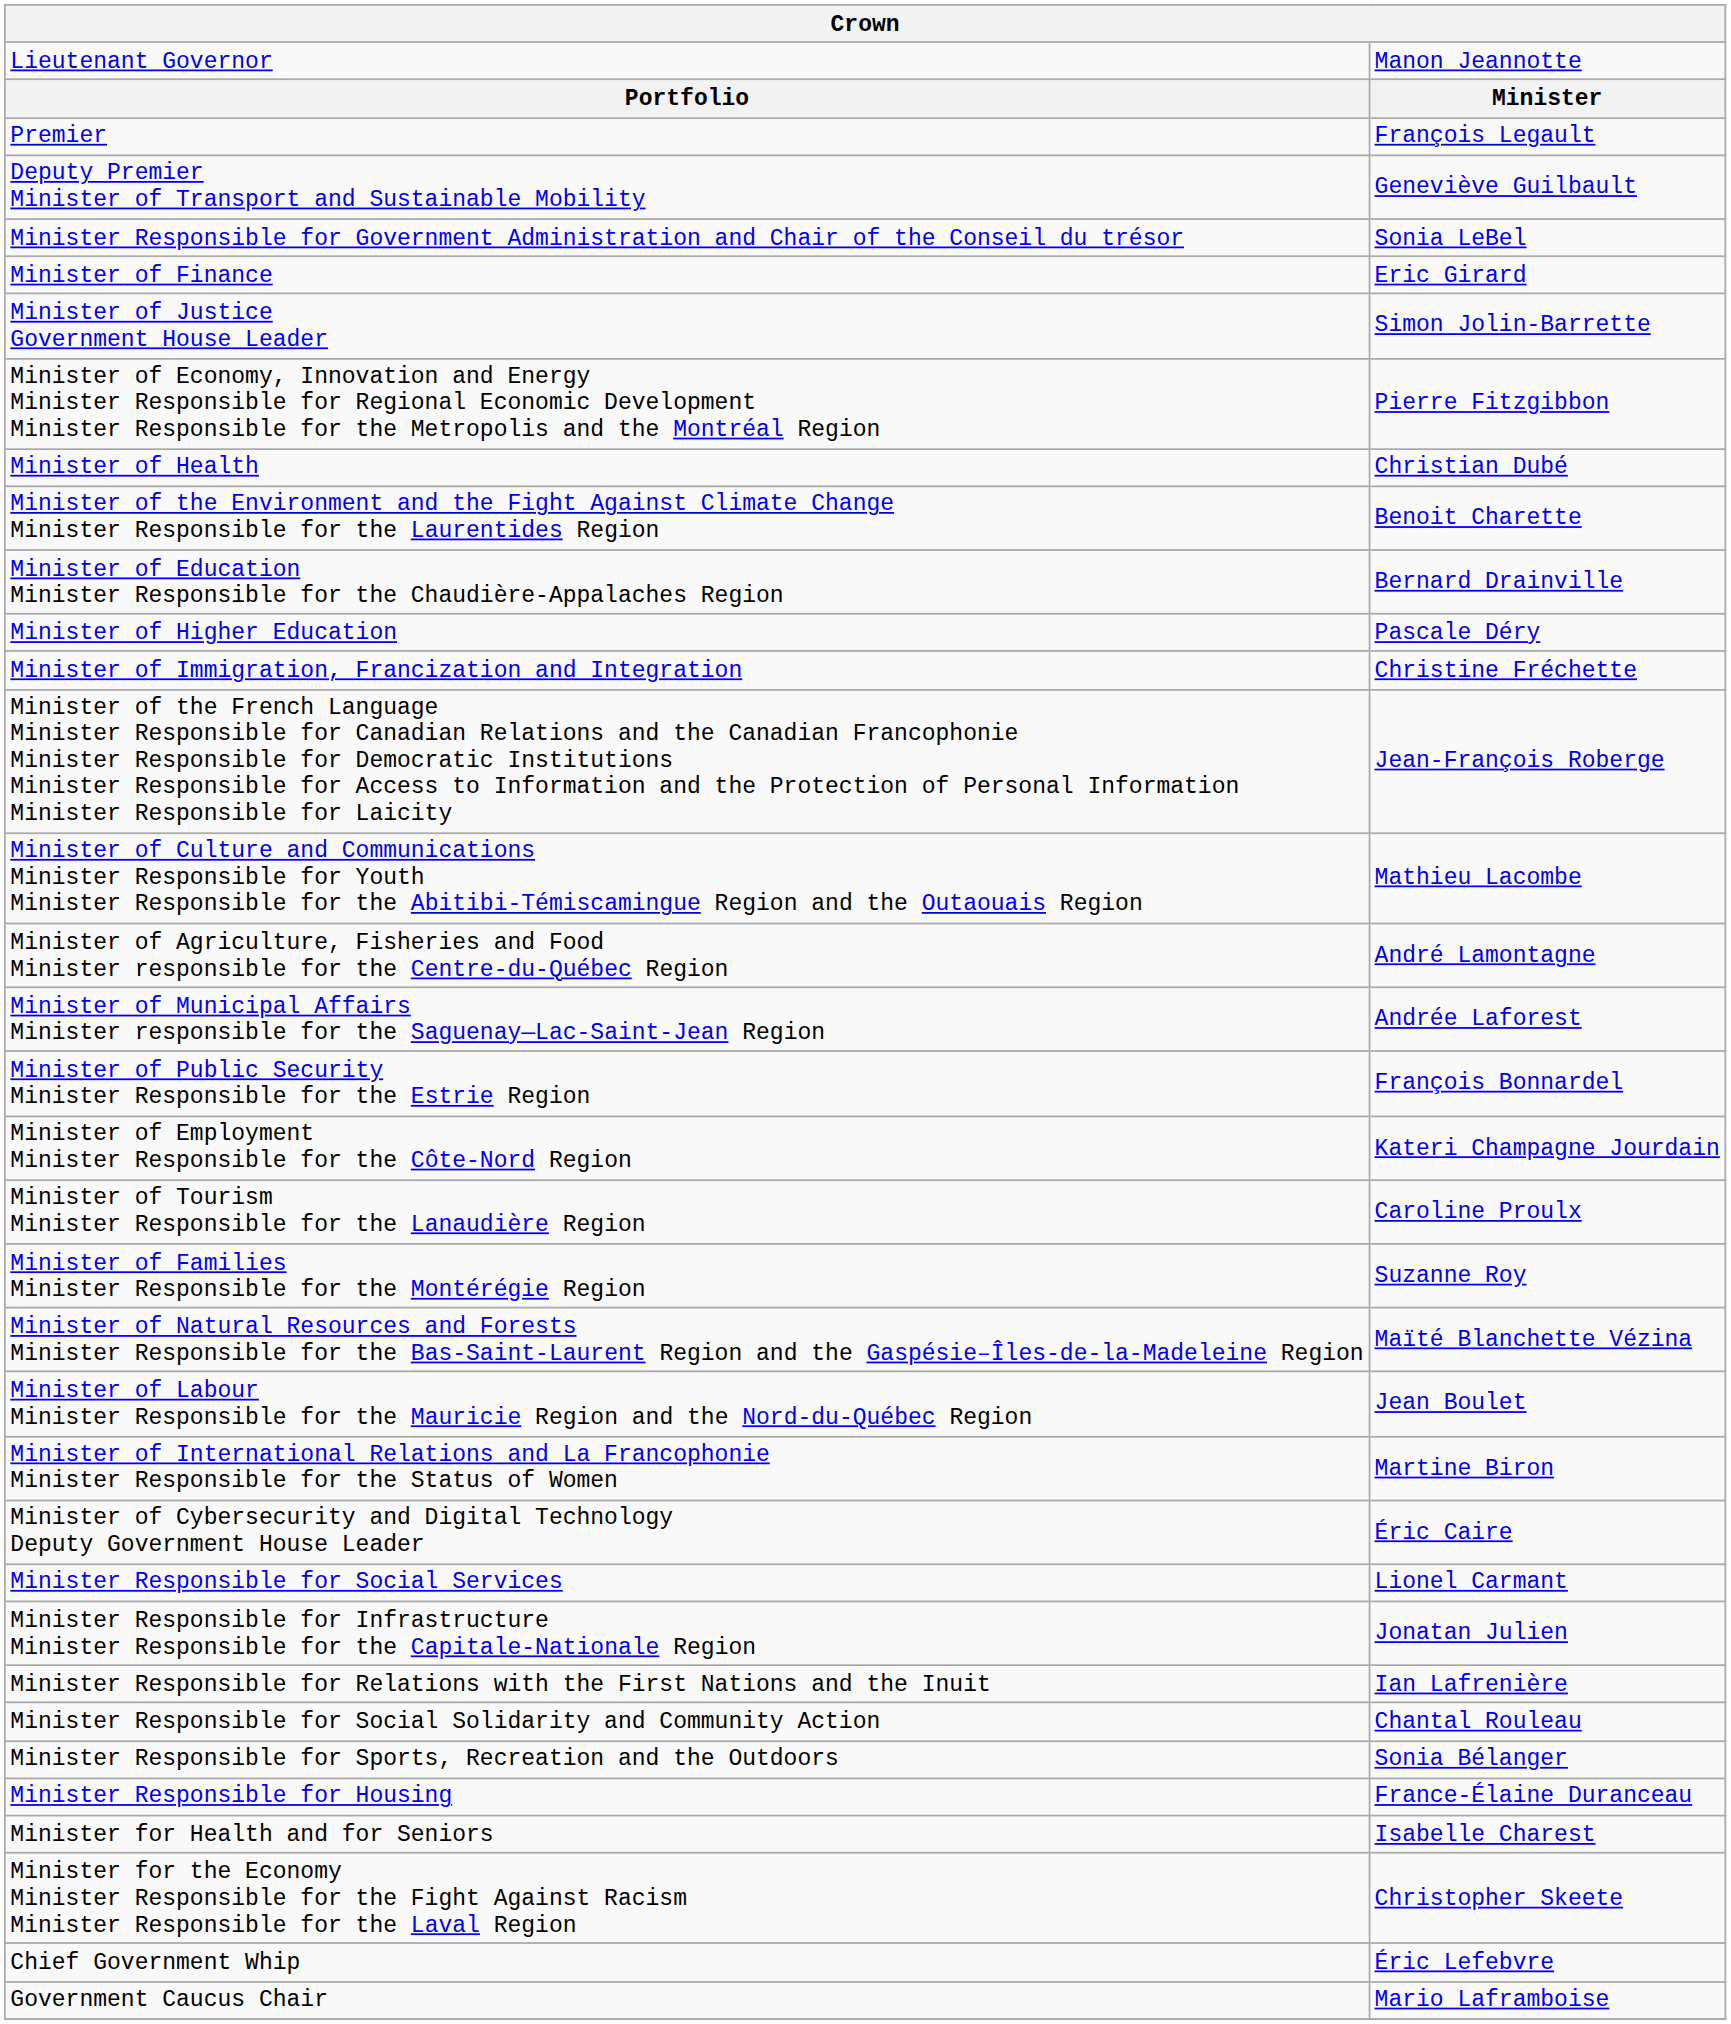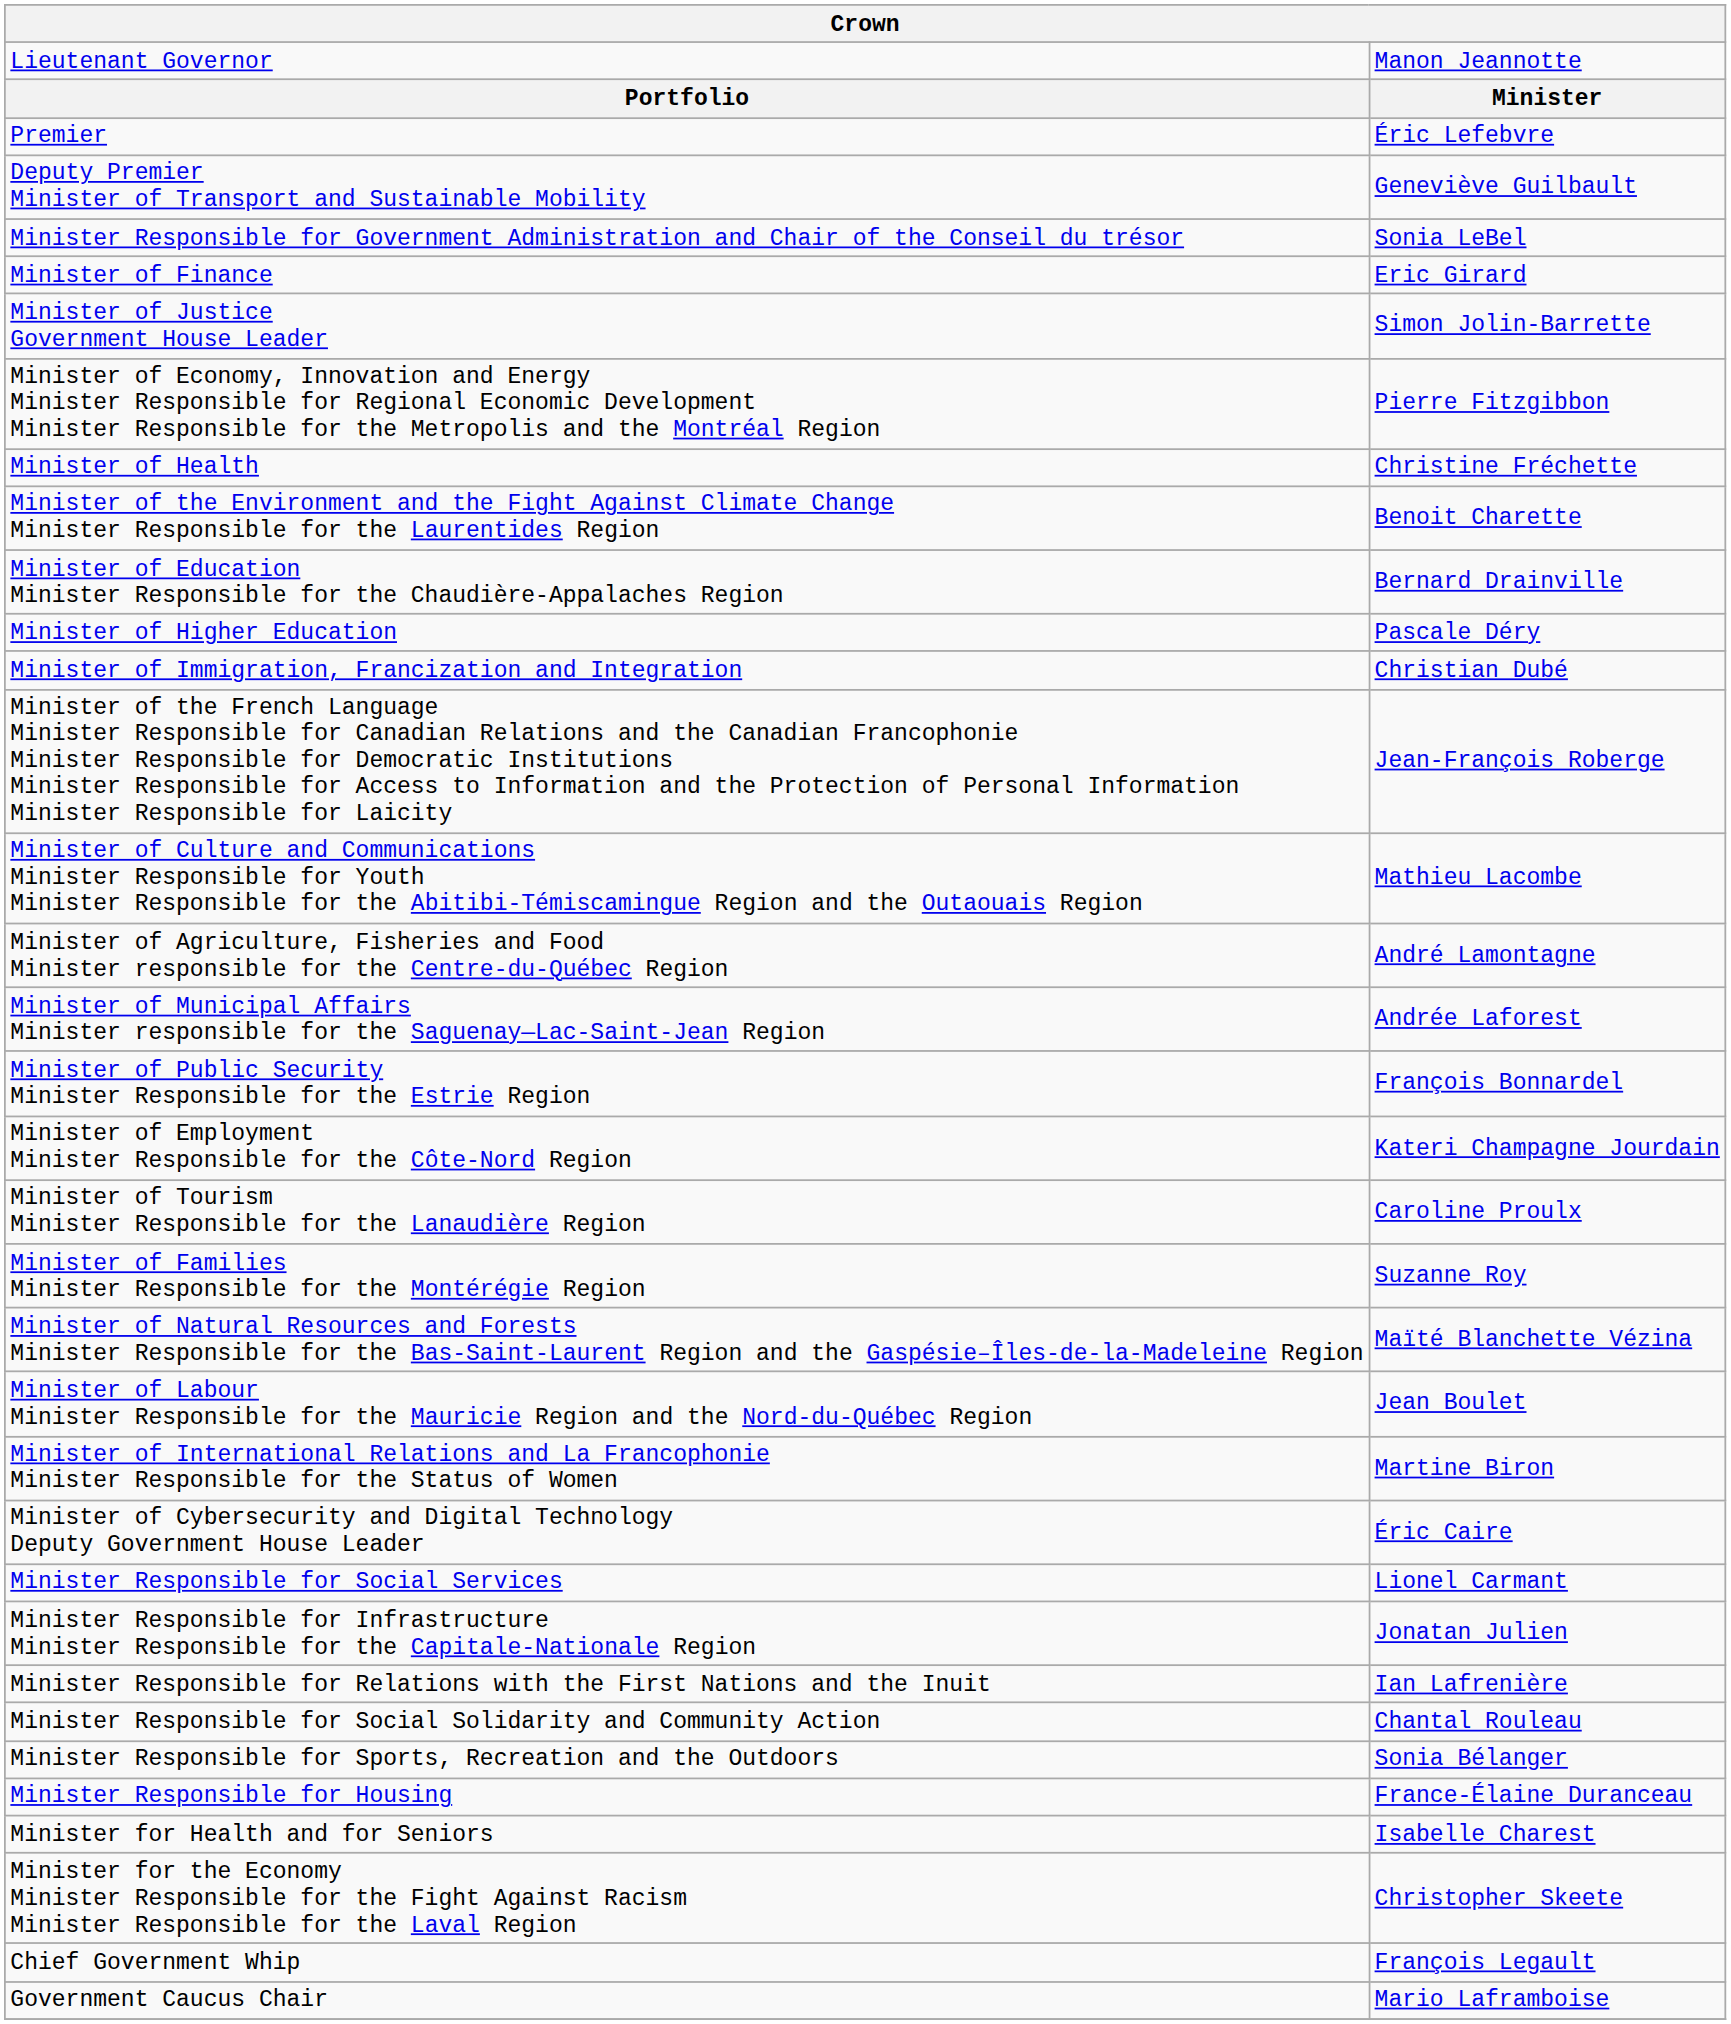(1485, 136) François Legault -> (1464, 136) Éric Lefebvre
(1471, 467) Christian Dubé -> (1506, 467) Christine Fréchette
(1506, 670) Christine Fréchette -> (1471, 670) Christian Dubé
(1464, 1962) Éric Lefebvre -> (1485, 1962) François Legault
